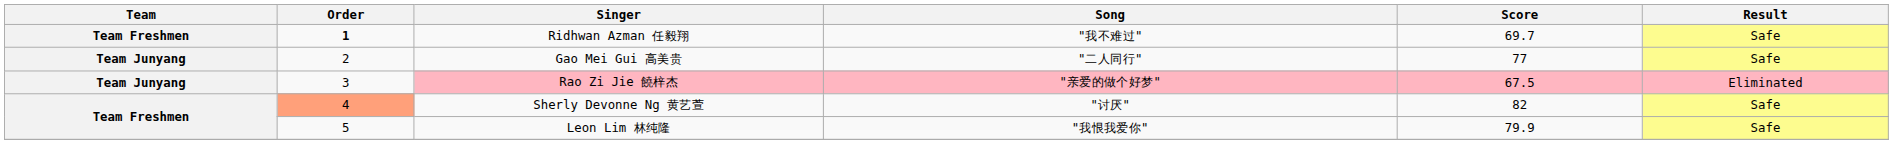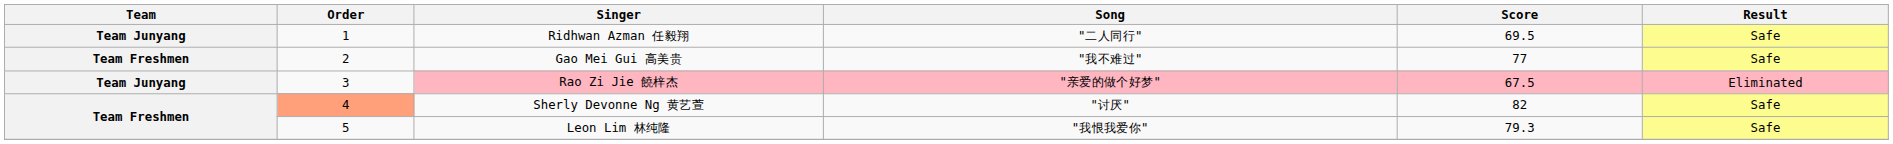(141, 36) Team Freshmen -> (141, 36) Team Junyang
(346, 36) bold -> (346, 36) normal
(1110, 36) "我不难过" -> (1110, 36) "二人同行"
(1520, 36) 69.7 -> (1520, 36) 69.5
(141, 59) Team Junyang -> (141, 59) Team Freshmen
(1110, 59) "二人同行" -> (1110, 59) "我不难过"
(1520, 128) 79.9 -> (1520, 128) 79.3
